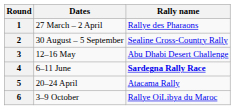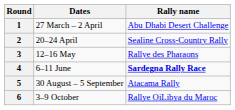(163, 25) Rallye des Pharaons -> (178, 25) Abu Dhabi Desert Challenge
(80, 39) 30 August – 5 September -> (57, 39) 20–24 April
(178, 54) Abu Dhabi Desert Challenge -> (163, 54) Rallye des Pharaons
(57, 83) 20–24 April -> (80, 83) 30 August – 5 September
